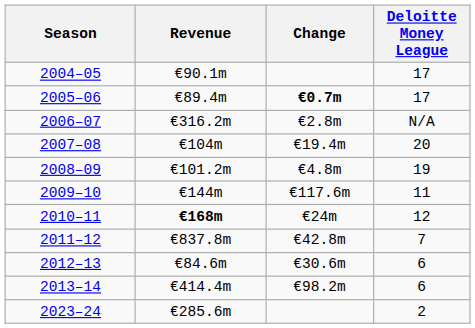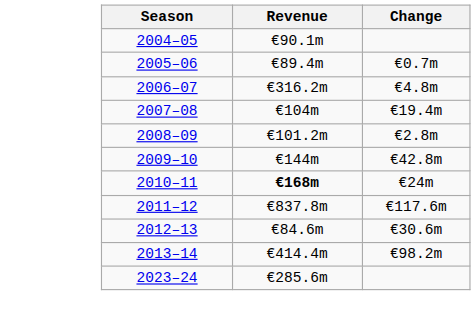- column: (422, 34)
(320, 98) bold -> (416, 64) normal
(320, 122) €2.8m -> (416, 88) €4.8m
(320, 169) €4.8m -> (416, 136) €2.8m
(320, 193) €117.6m -> (416, 159) €42.8m
(320, 240) €42.8m -> (416, 207) €117.6m
